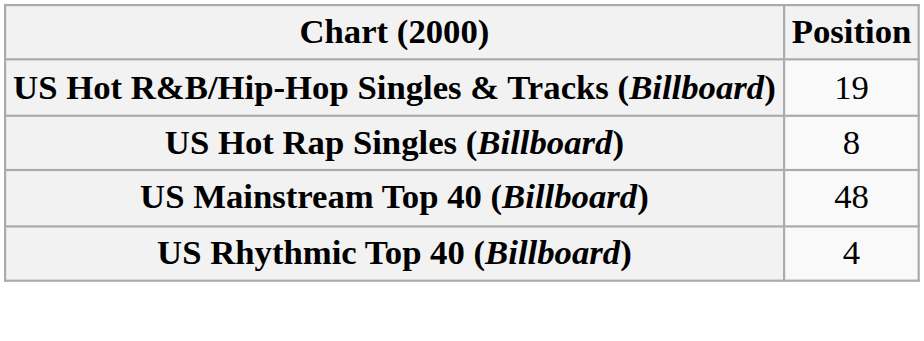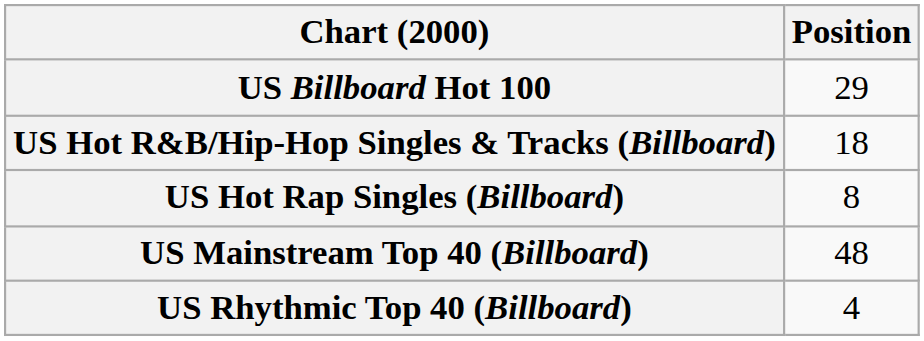+ row: (394, 87)
(852, 87) 19 -> (852, 142) 18
